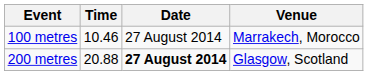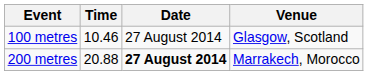(296, 37) Marrakech, Morocco -> (291, 37) Glasgow, Scotland
(291, 59) Glasgow, Scotland -> (296, 59) Marrakech, Morocco
